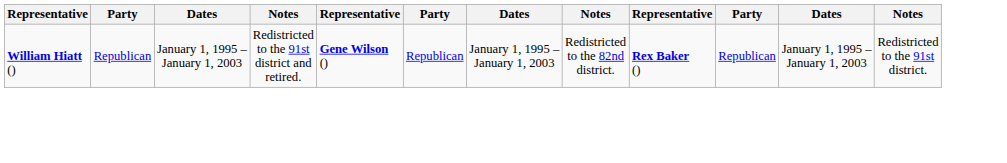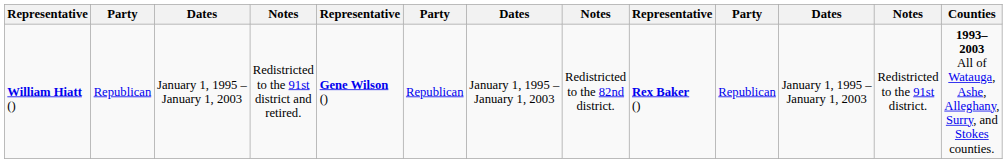+ column: (972, 14)
